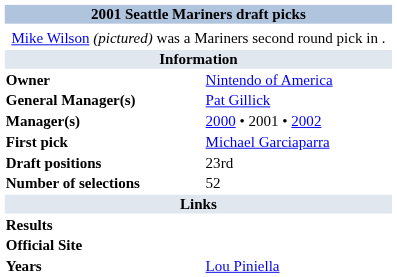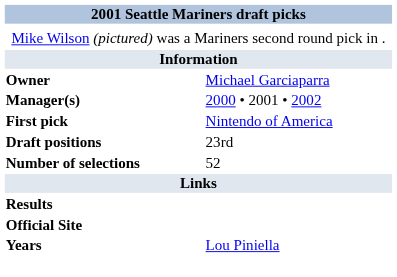(269, 80) Nintendo of America -> (268, 80) Michael Garciaparra
- row: (71, 100)
(268, 142) Michael Garciaparra -> (269, 121) Nintendo of America
